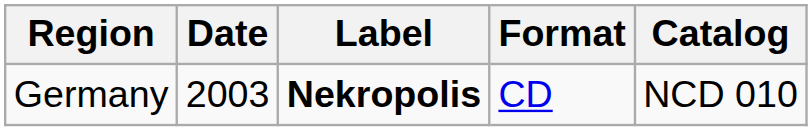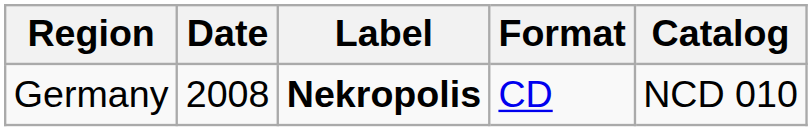(228, 93) 2003 -> (228, 93) 2008
